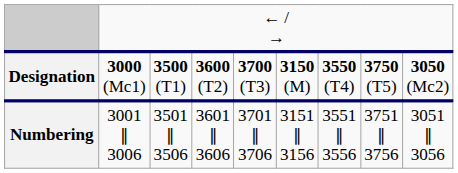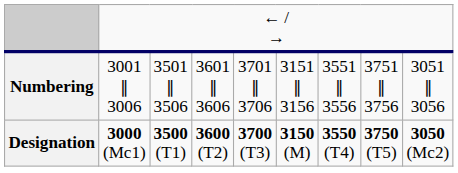rows swapped: (52, 76) <-> (52, 134)
